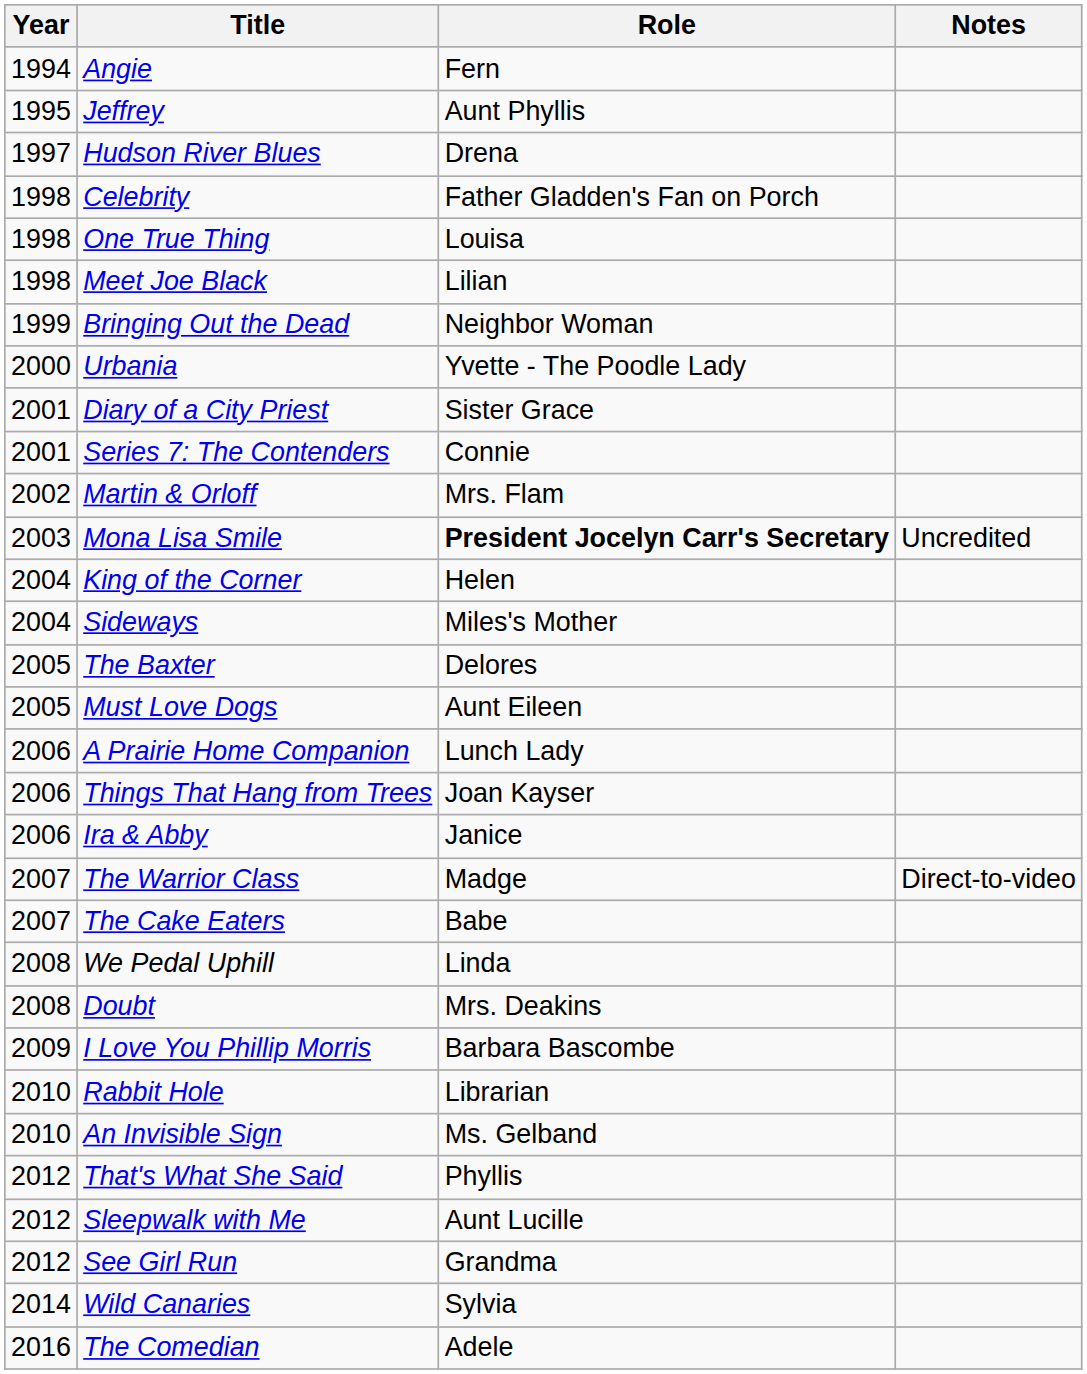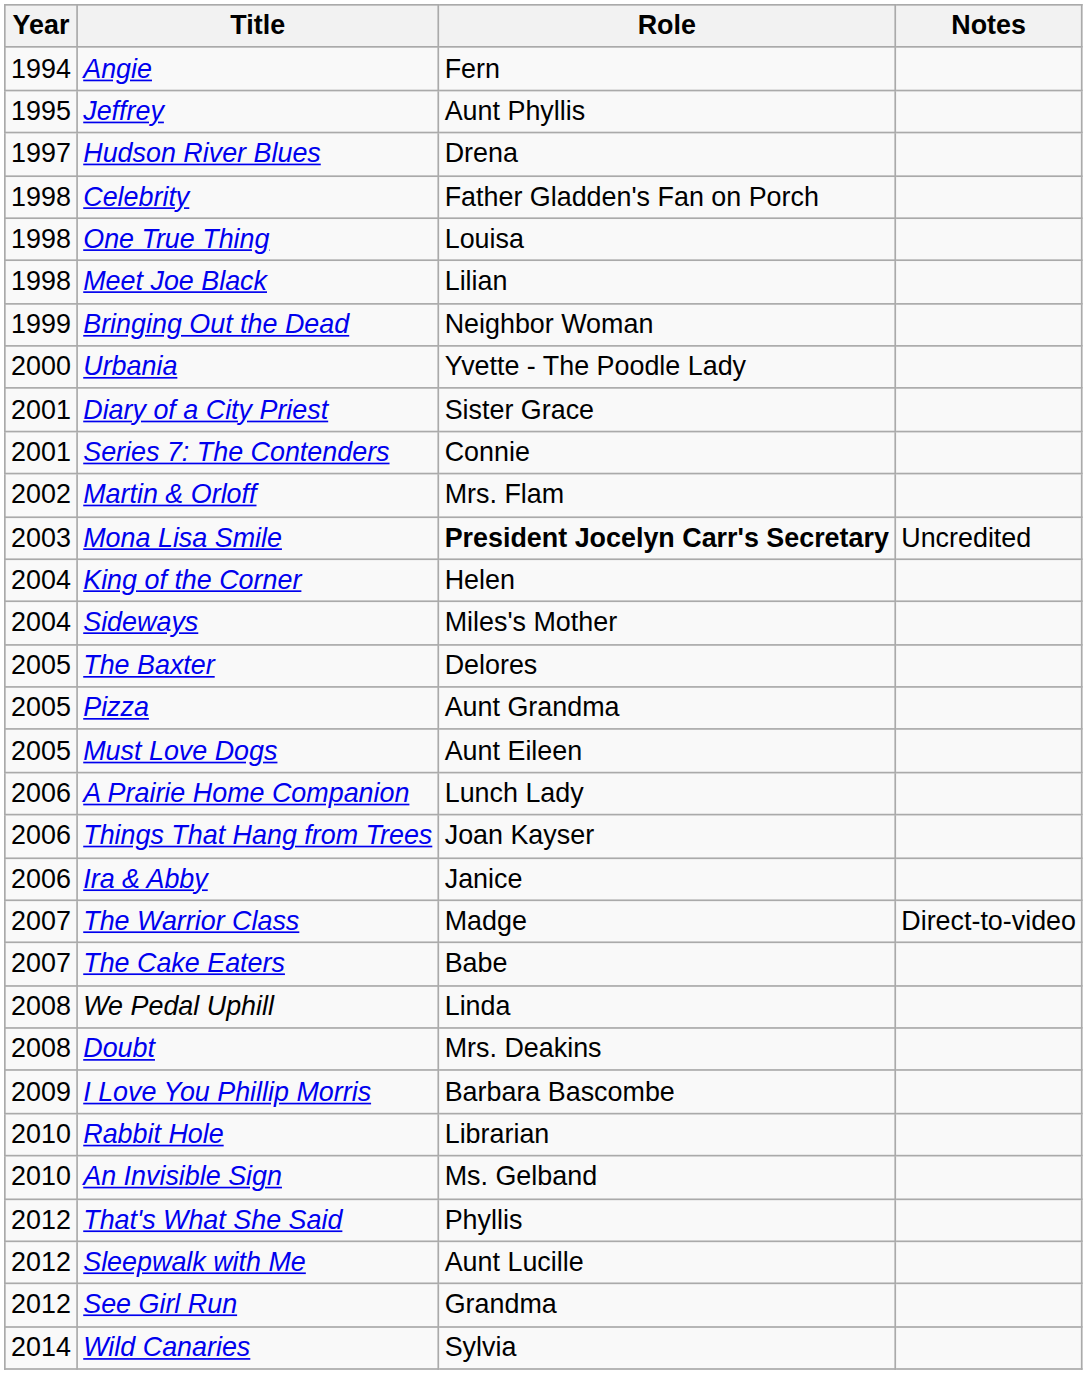+ row: (116, 707)
- row: (171, 1347)
